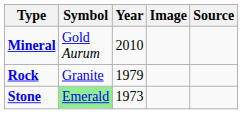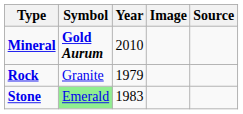(81, 45) normal -> (82, 45) bold
(129, 97) 1973 -> (129, 97) 1983
